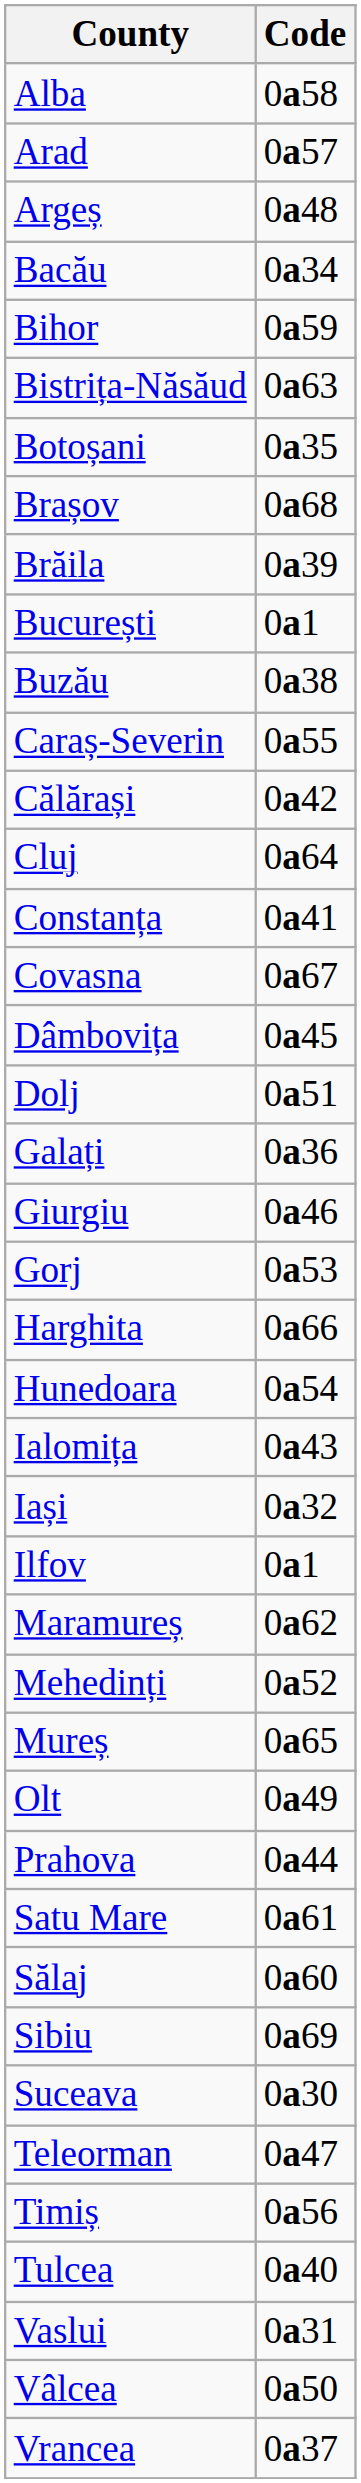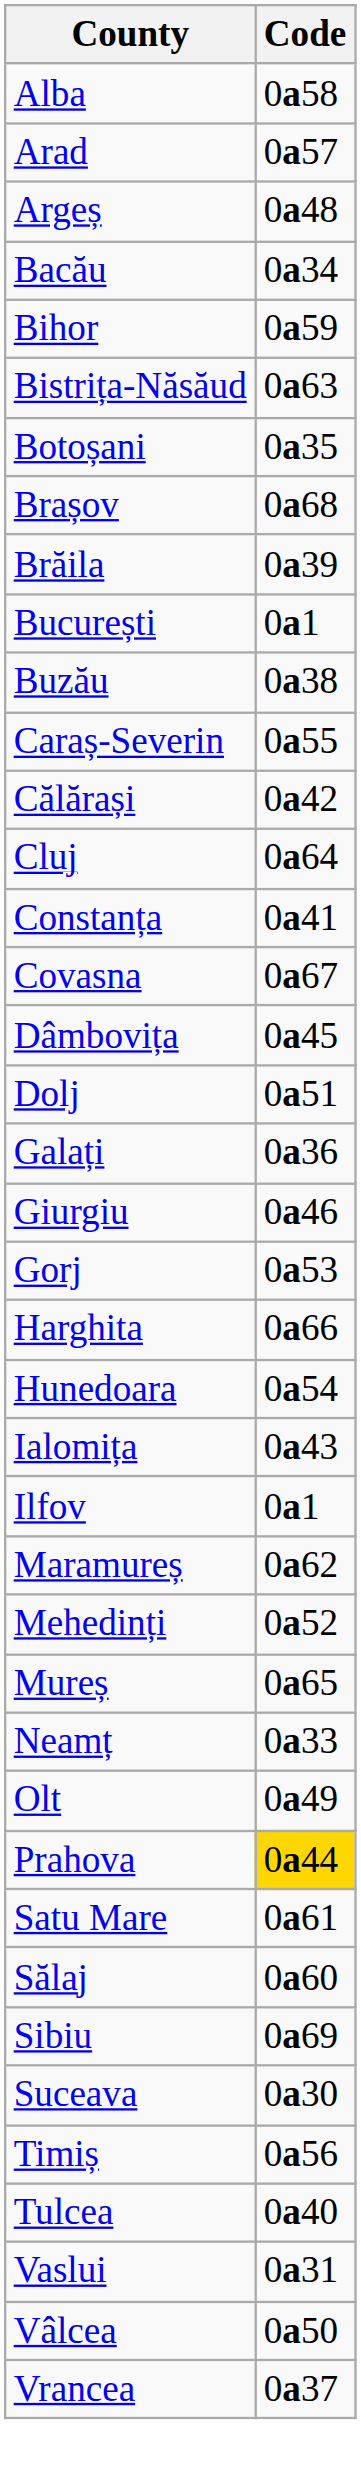- row: (41, 1505)
+ row: (63, 1741)
(301, 1858) no background -> (301, 1858) gold background
- row: (93, 2153)
